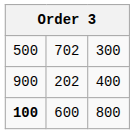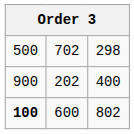(108, 51) 300 -> (108, 51) 298
(108, 113) 800 -> (108, 113) 802
